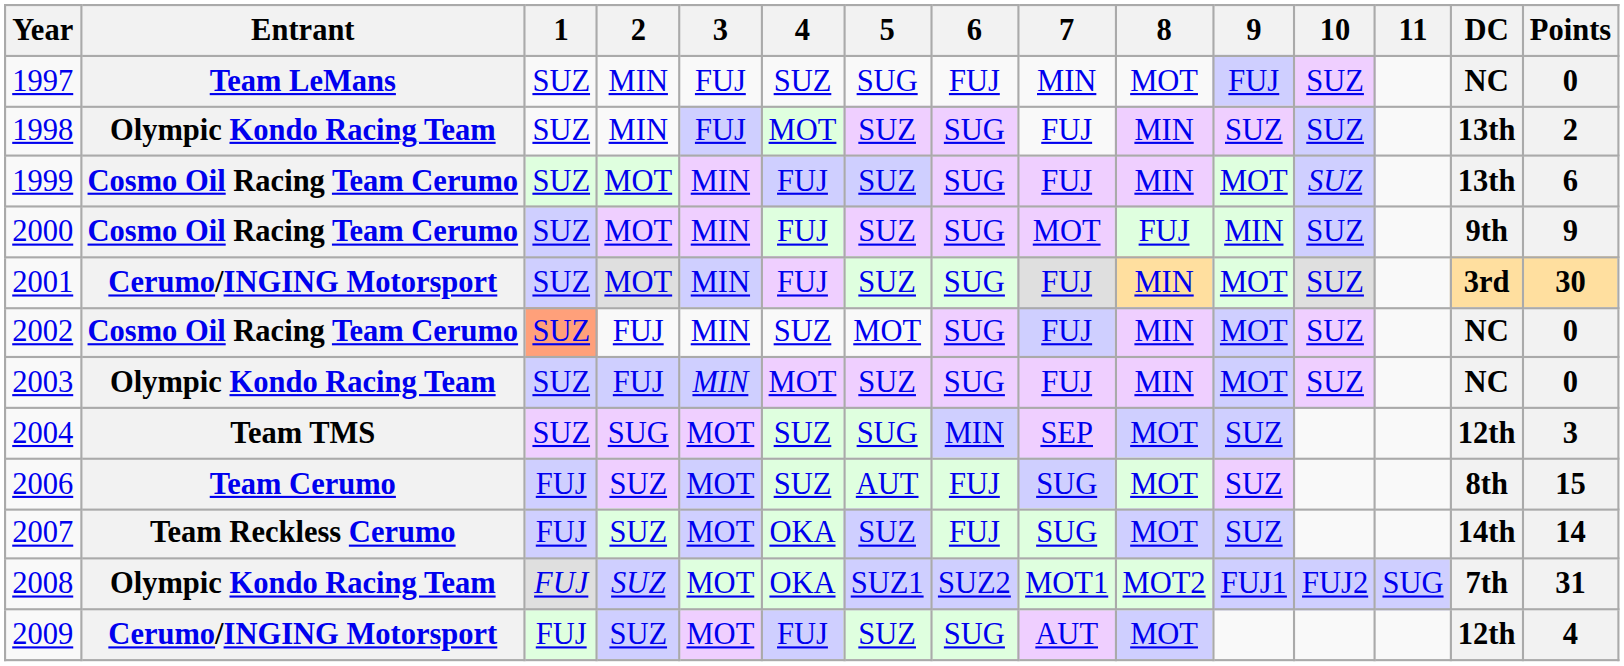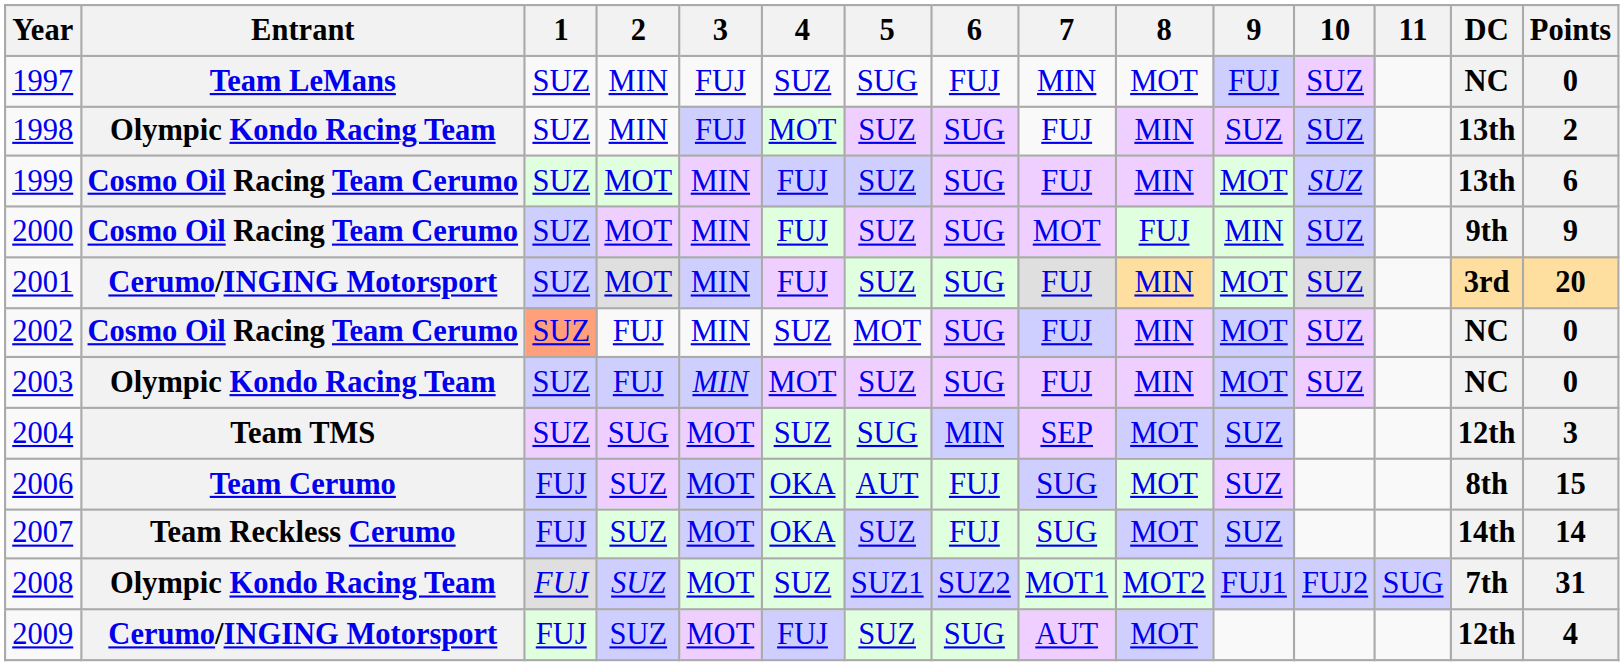(1570, 281) 30 -> (1570, 281) 20
(802, 483) SUZ -> (802, 483) OKA
(802, 583) OKA -> (802, 583) SUZ
